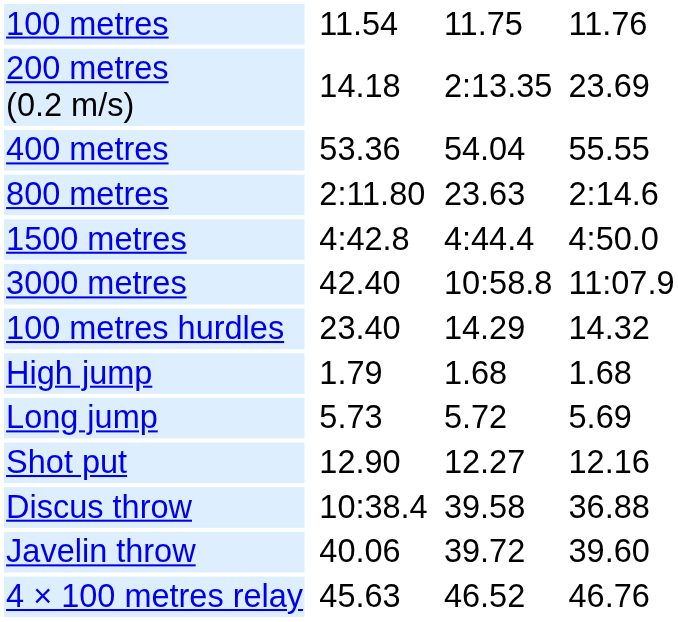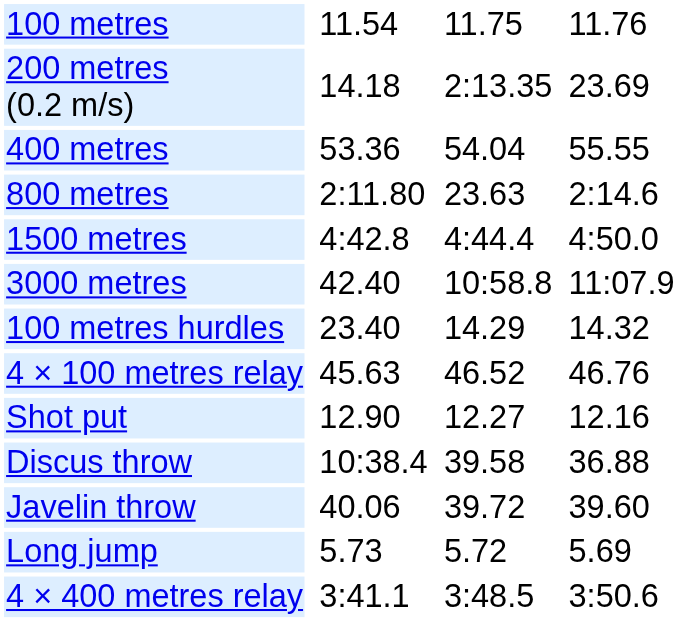- row: (79, 373)
rows swapped: (82, 417) <-> (155, 596)
+ row: (155, 596)
